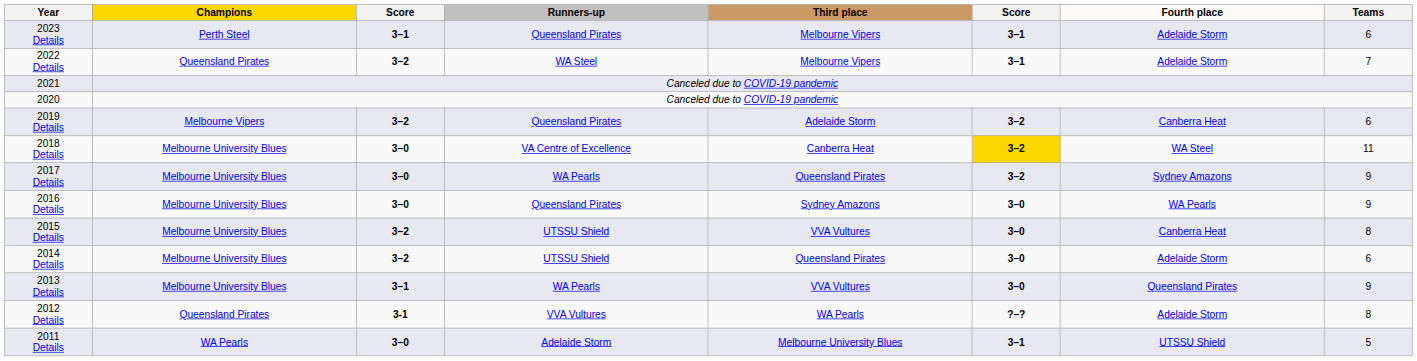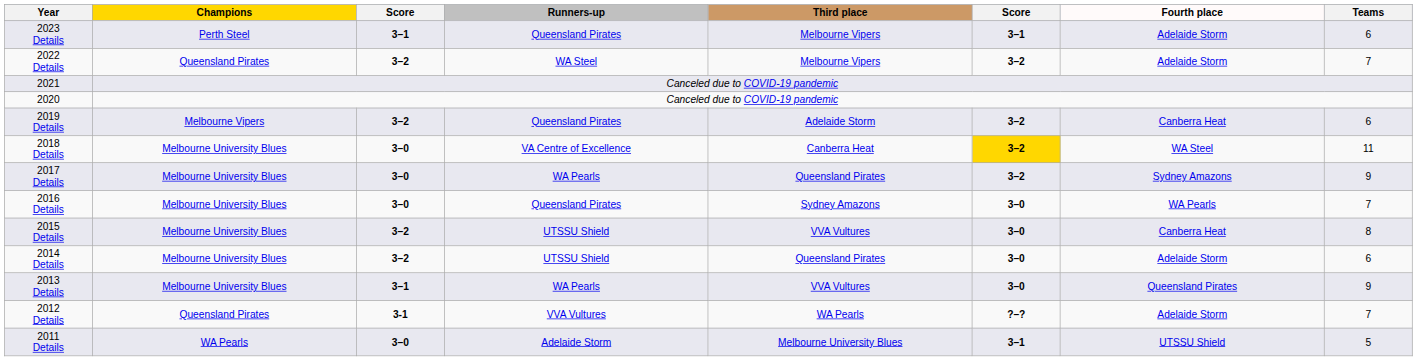(1016, 62) 3–1 -> (1016, 62) 3–2
(1368, 205) 9 -> (1368, 205) 7
(1368, 315) 8 -> (1368, 315) 7
